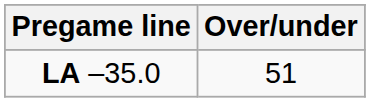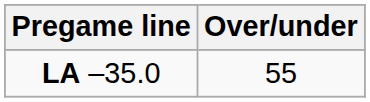(281, 73) 51 -> (281, 73) 55
